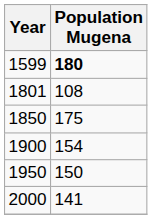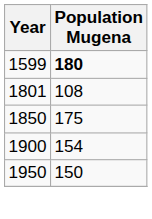- row: (28, 200)
